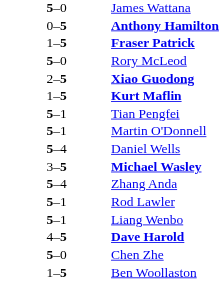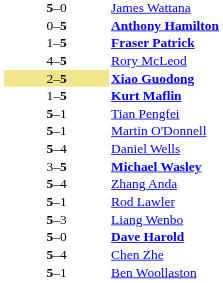(57, 60) 5–0 -> (57, 60) 4–5
(57, 78) no background -> (57, 78) khaki background
(57, 219) 5–1 -> (57, 219) 5–3
(57, 237) 4–5 -> (57, 237) 5–0
(57, 254) 5–0 -> (57, 254) 5–4
(57, 272) 1–5 -> (57, 272) 5–1
